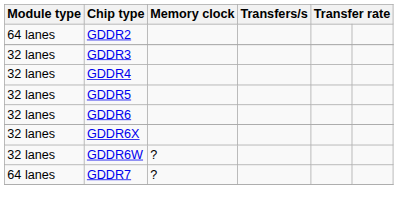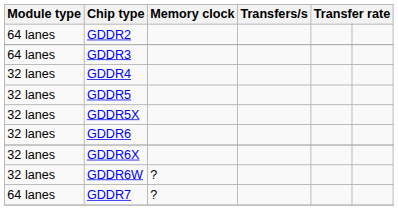(31, 54) 32 lanes -> (31, 54) 64 lanes
+ row: (113, 114)
